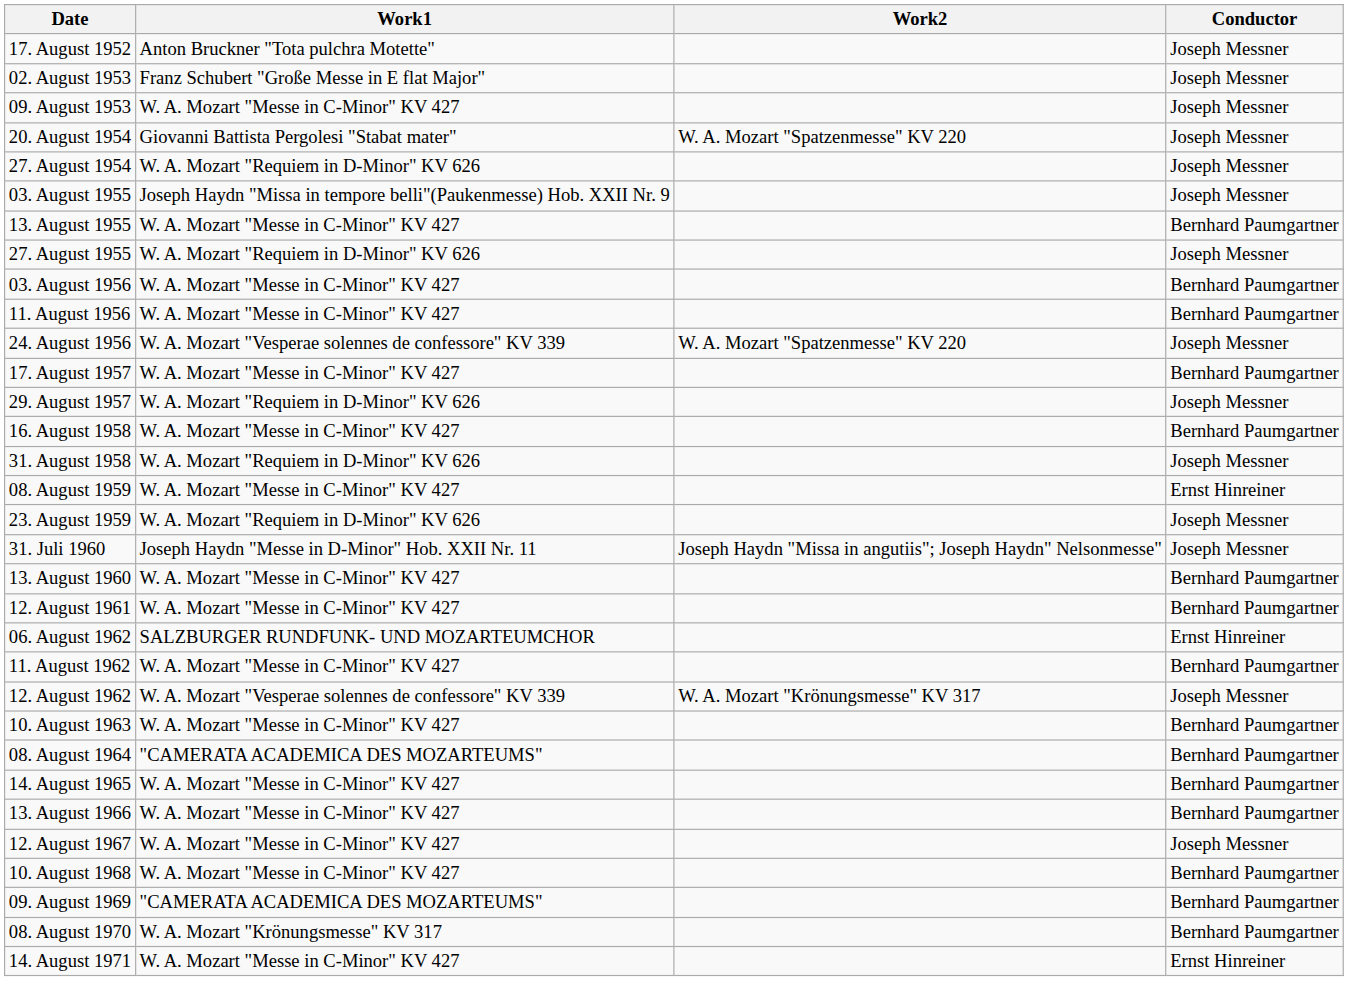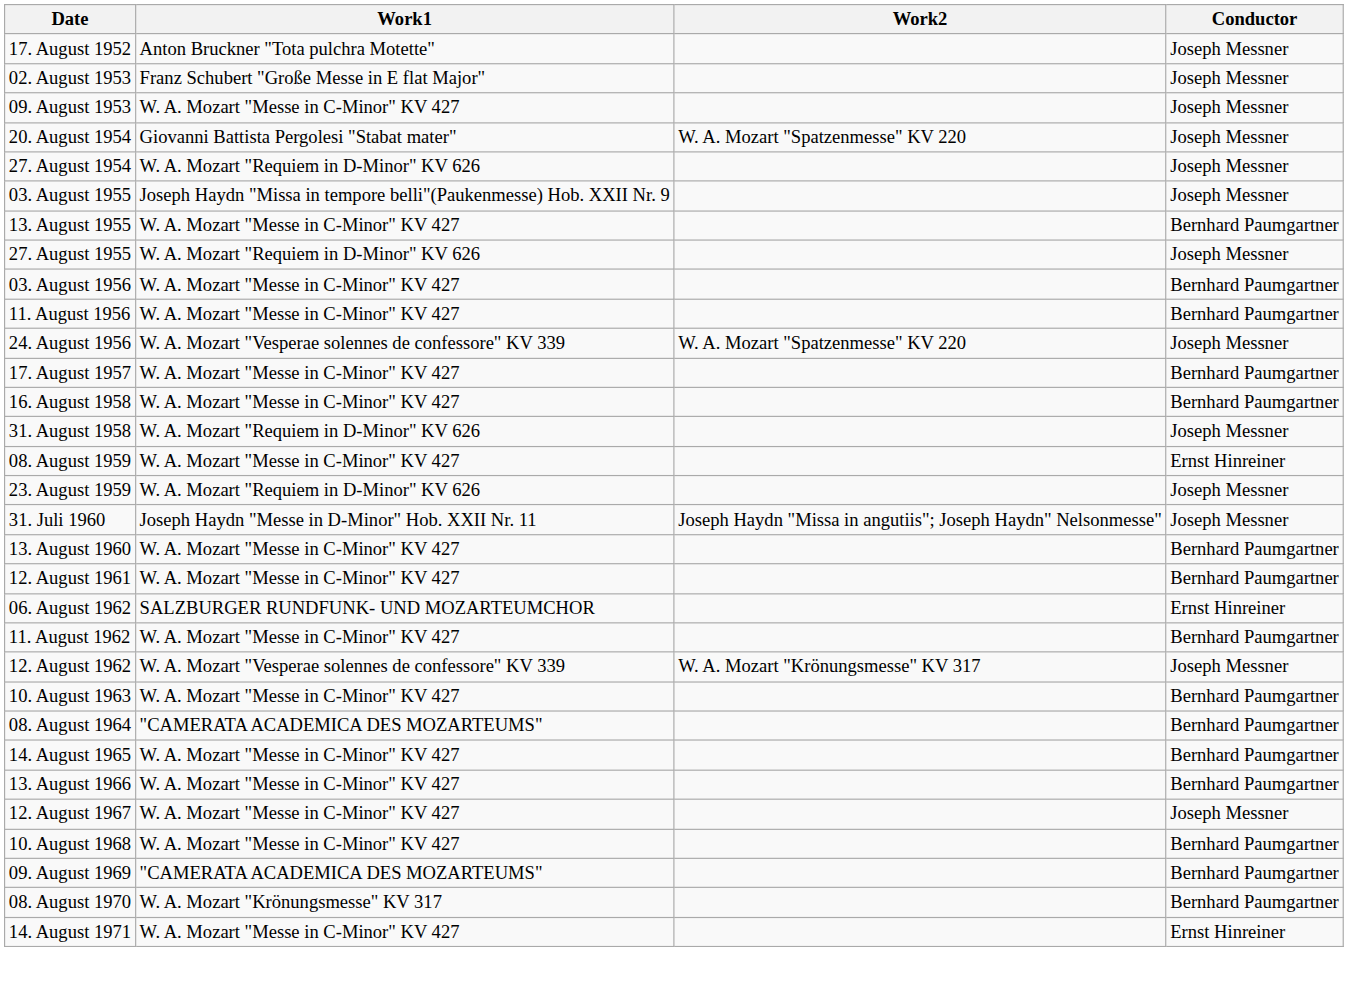- row: (70, 401)
